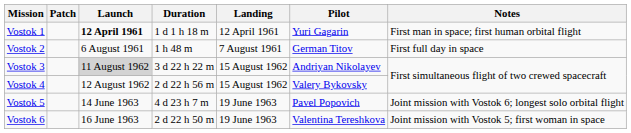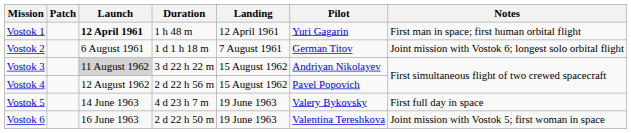(182, 31) 1 d 1 h 18 m -> (173, 31) 1 h 48 m
(173, 49) 1 h 48 m -> (182, 49) 1 d 1 h 18 m
(437, 49) First full day in space -> (507, 49) Joint mission with Vostok 6; longest solo orbital flight
(330, 84) Valery Bykovsky -> (326, 84) Pavel Popovich
(326, 102) Pavel Popovich -> (330, 102) Valery Bykovsky
(507, 102) Joint mission with Vostok 6; longest solo orbital flight -> (437, 102) First full day in space
